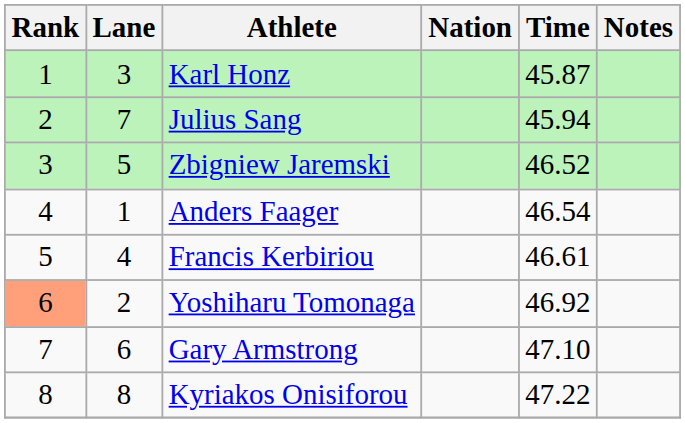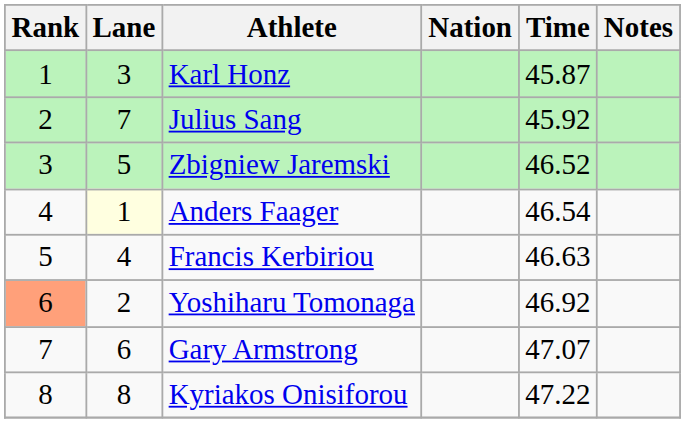(558, 119) 45.94 -> (558, 119) 45.92
(124, 211) no background -> (124, 211) lightyellow background
(558, 257) 46.61 -> (558, 257) 46.63
(558, 348) 47.10 -> (558, 348) 47.07
